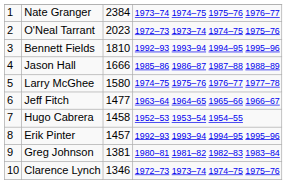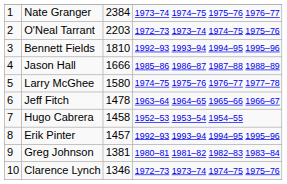(118, 30) 2023 -> (118, 30) 2203
(118, 100) 1477 -> (118, 100) 1478
